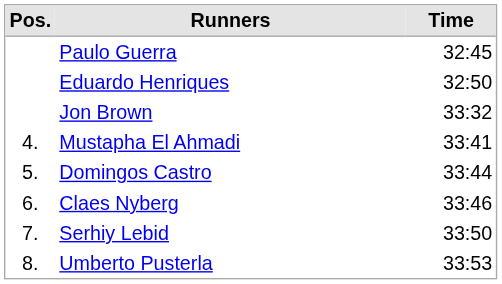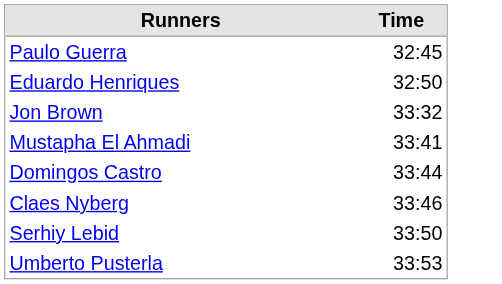- column: (30, 20)
